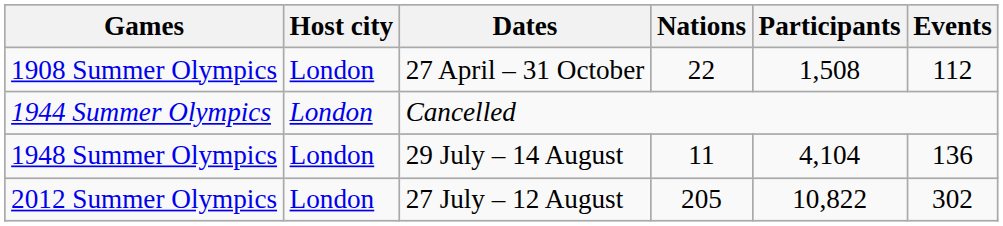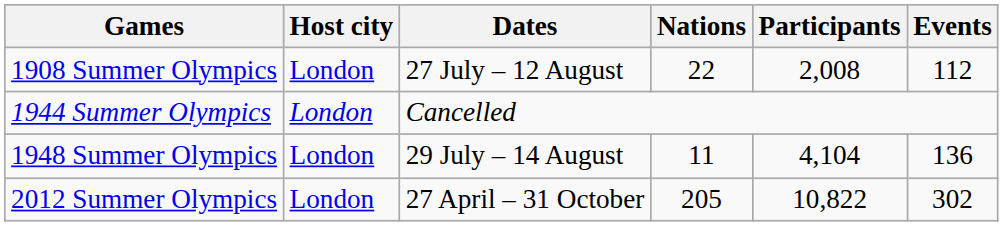(525, 69) 27 April – 31 October -> (514, 69) 27 July – 12 August
(830, 69) 1,508 -> (830, 69) 2,008
(514, 198) 27 July – 12 August -> (525, 198) 27 April – 31 October
